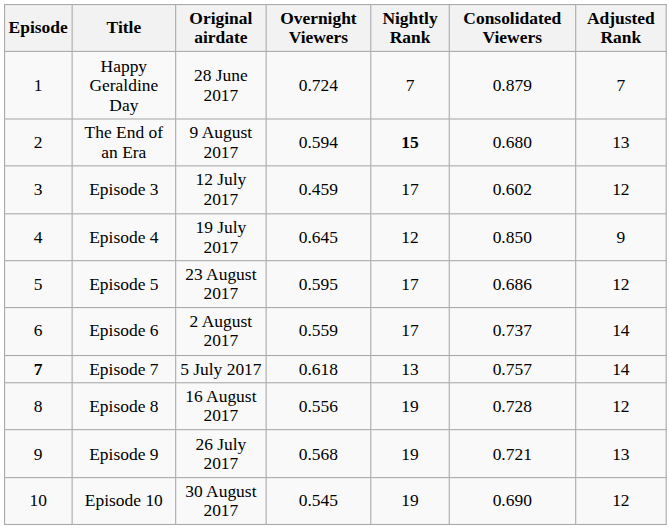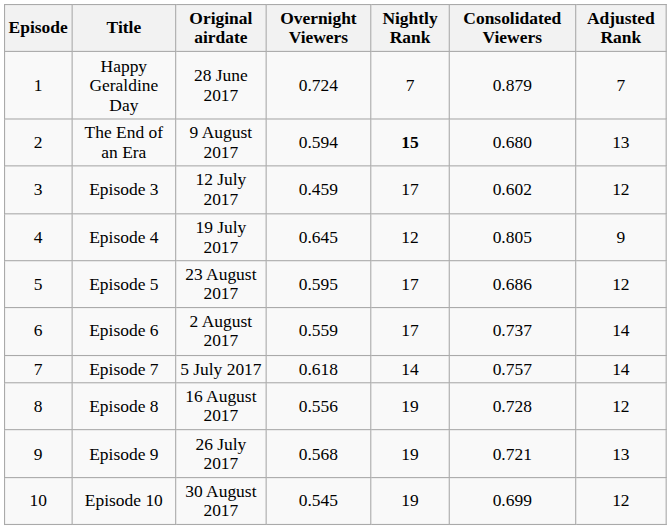(512, 236) 0.850 -> (512, 236) 0.805
(38, 368) bold -> (38, 368) normal
(410, 368) 13 -> (410, 368) 14
(512, 500) 0.690 -> (512, 500) 0.699
